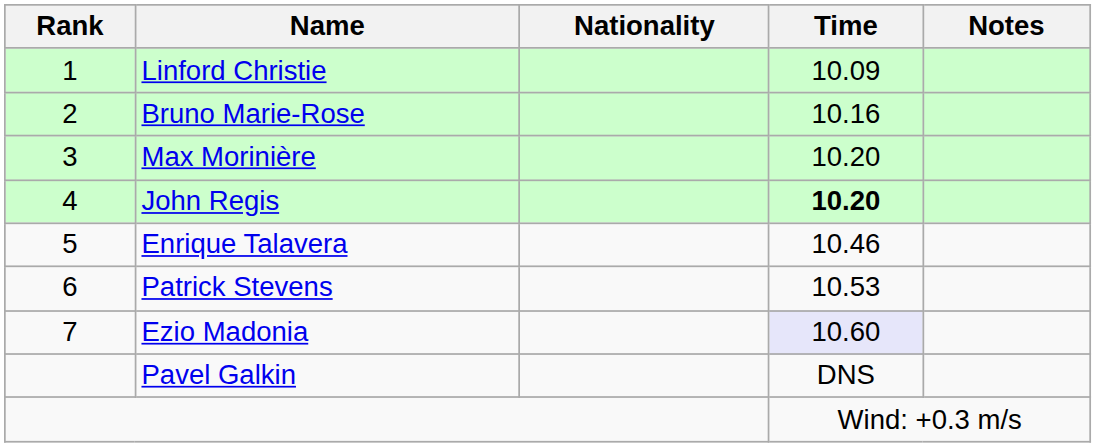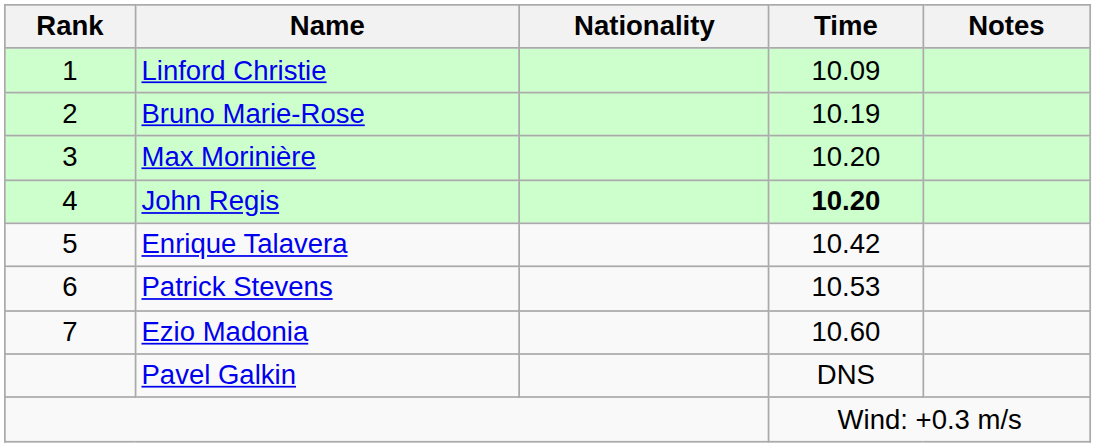(846, 113) 10.16 -> (846, 113) 10.19
(846, 244) 10.46 -> (846, 244) 10.42
(846, 331) lavender background -> (846, 331) no background
